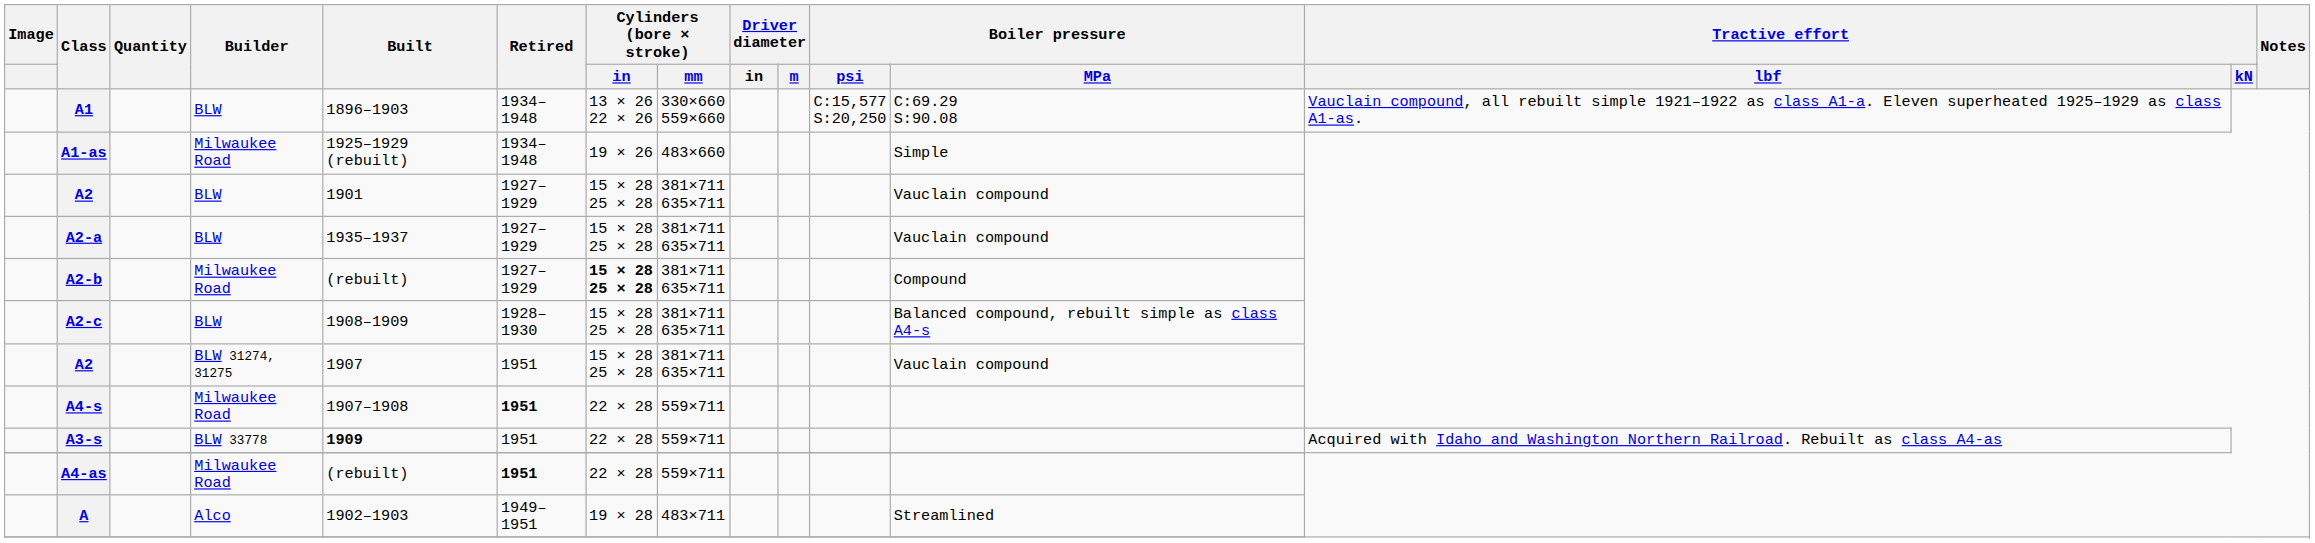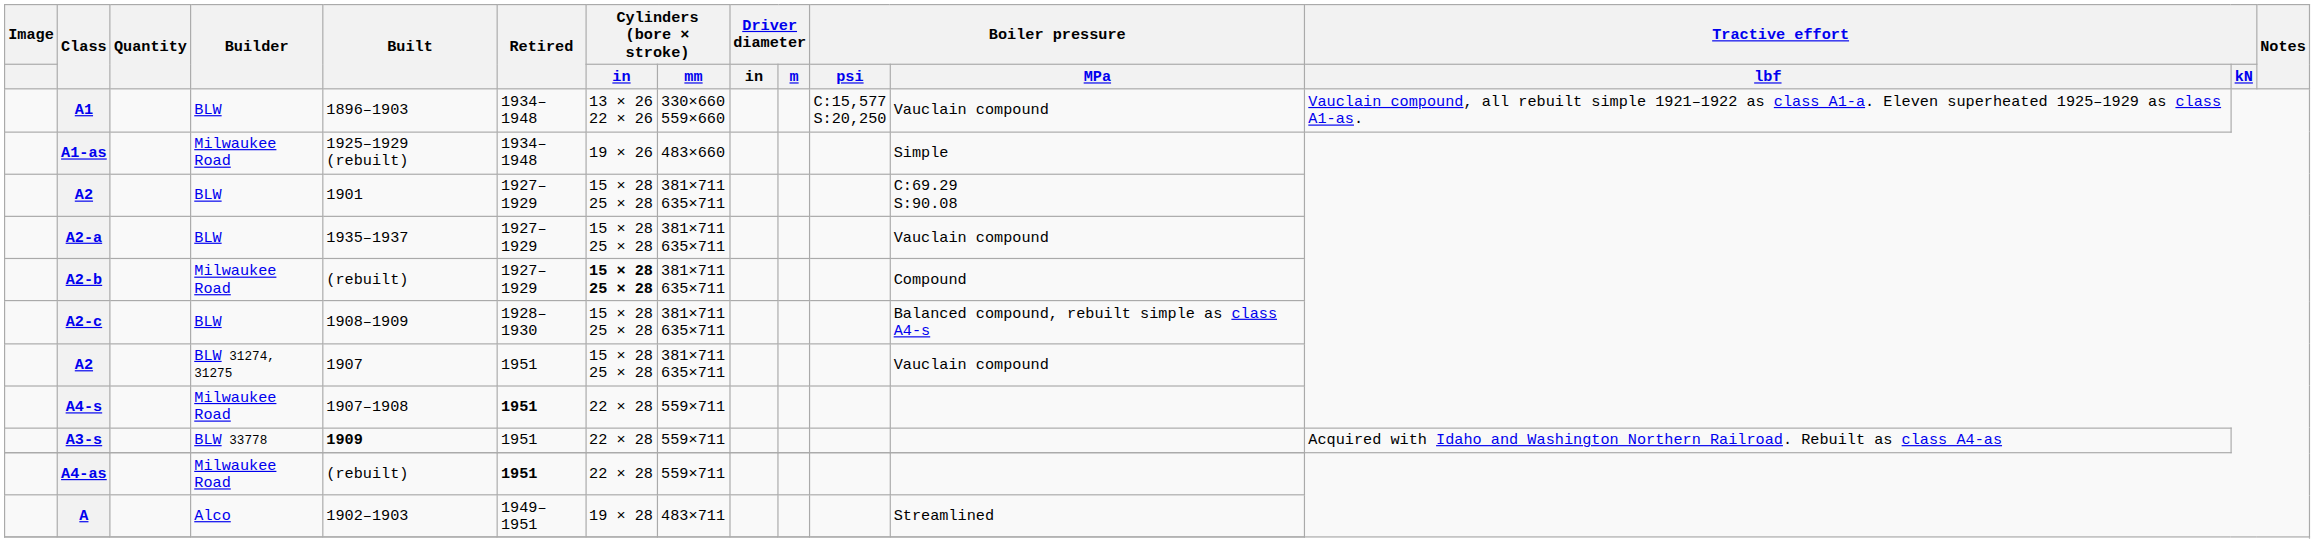(926, 110) C:69.29 S:90.08 -> (971, 110) Vauclain compound
(971, 195) Vauclain compound -> (926, 195) C:69.29 S:90.08
